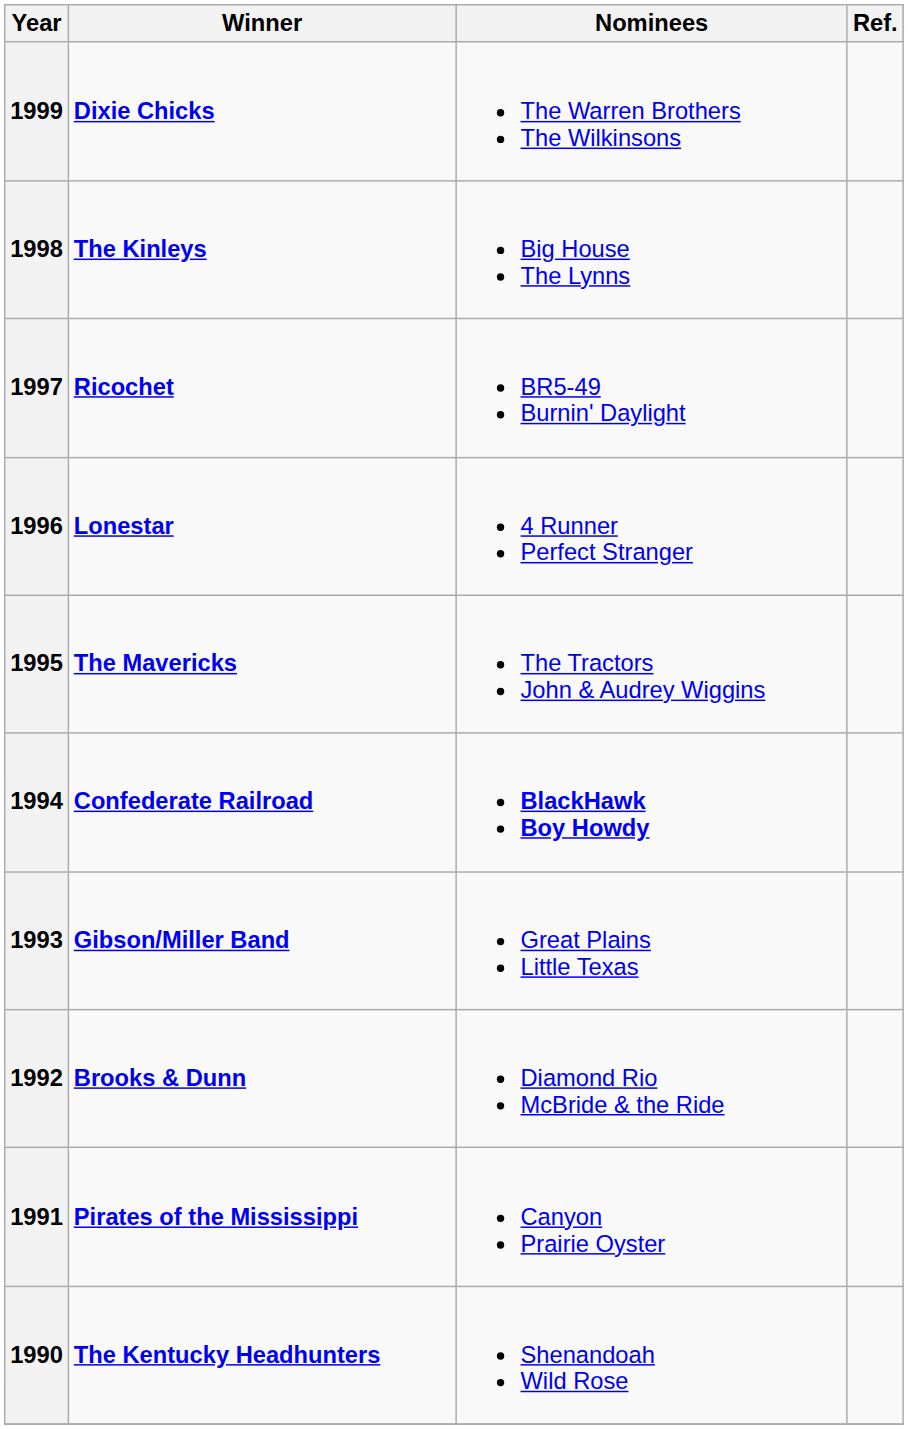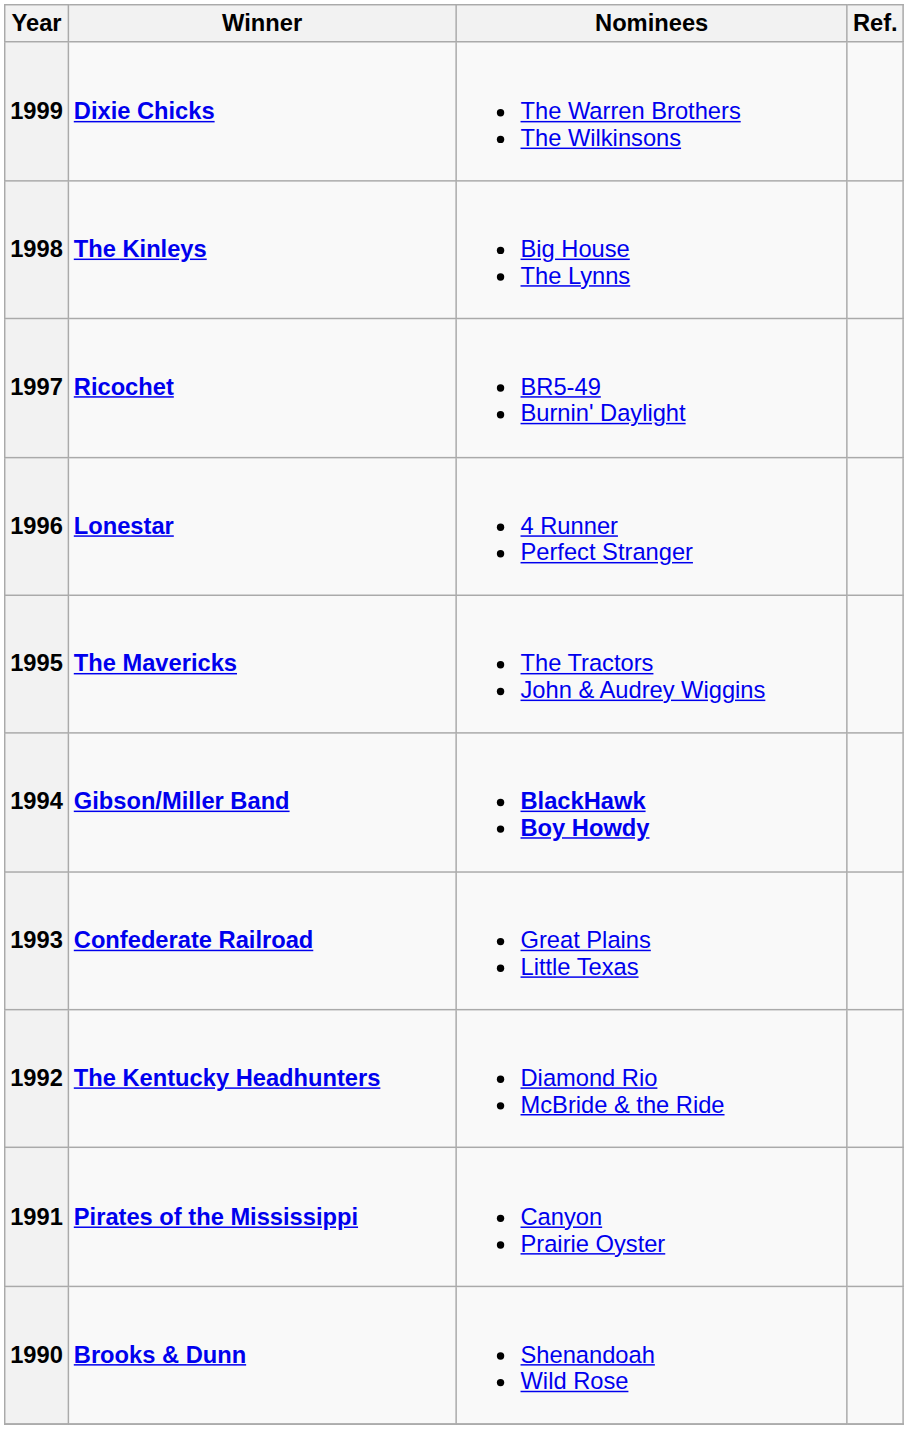(194, 802) Confederate Railroad -> (182, 802) Gibson/Miller Band
(182, 940) Gibson/Miller Band -> (194, 940) Confederate Railroad
(160, 1078) Brooks & Dunn -> (227, 1078) The Kentucky Headhunters
(227, 1354) The Kentucky Headhunters -> (160, 1354) Brooks & Dunn
